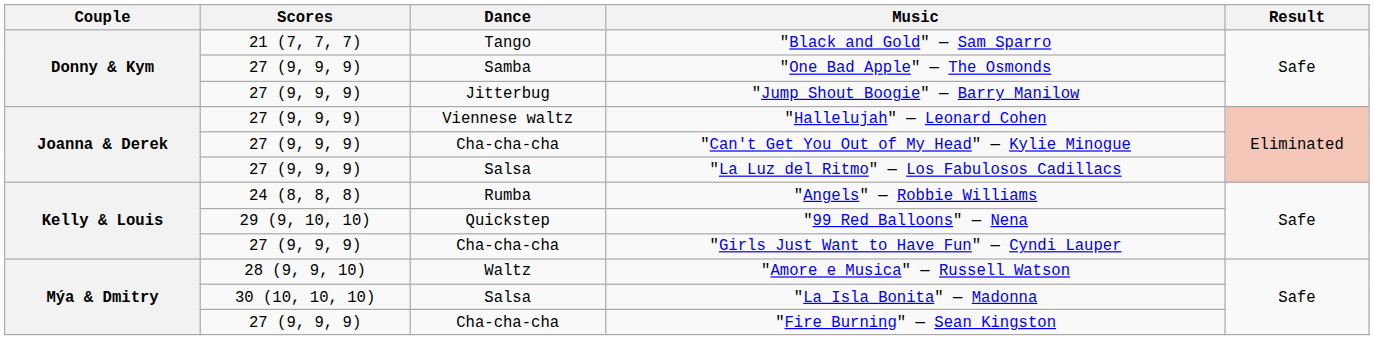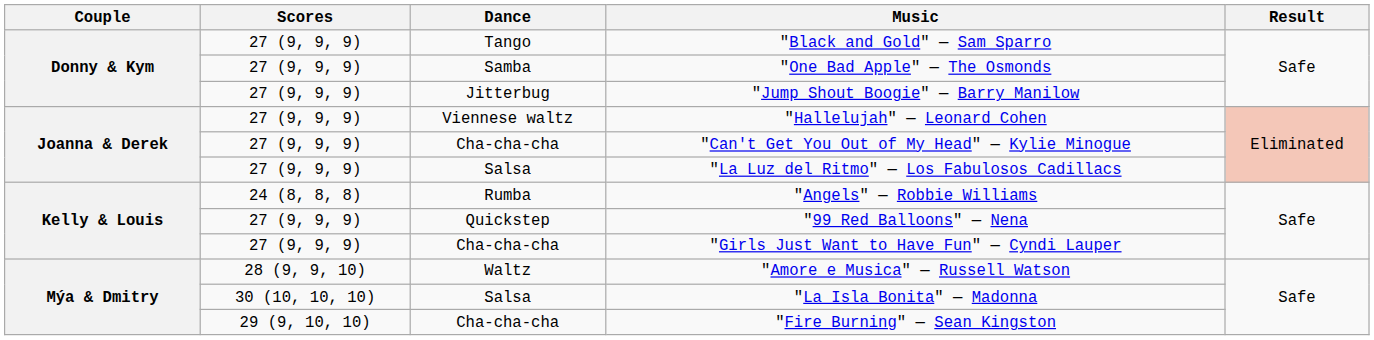(305, 43) 21 (7, 7, 7) -> (305, 43) 27 (9, 9, 9)
(305, 221) 29 (9, 10, 10) -> (305, 221) 27 (9, 9, 9)
(305, 322) 27 (9, 9, 9) -> (305, 322) 29 (9, 10, 10)
